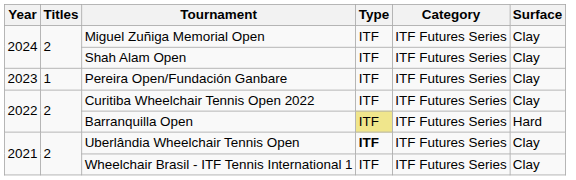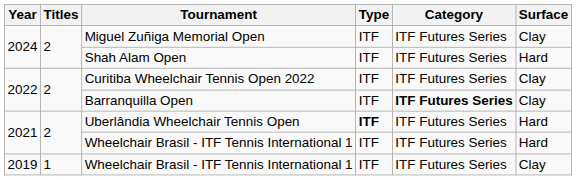(526, 57) Clay -> (533, 57) Hard
- row: (22, 79)
(369, 121) khaki background -> (369, 100) no background
(451, 121) normal -> (454, 100) bold
(527, 121) Hard -> (532, 100) Clay
(526, 143) Clay -> (533, 121) Hard
(526, 164) Clay -> (533, 143) Hard
+ row: (22, 164)
